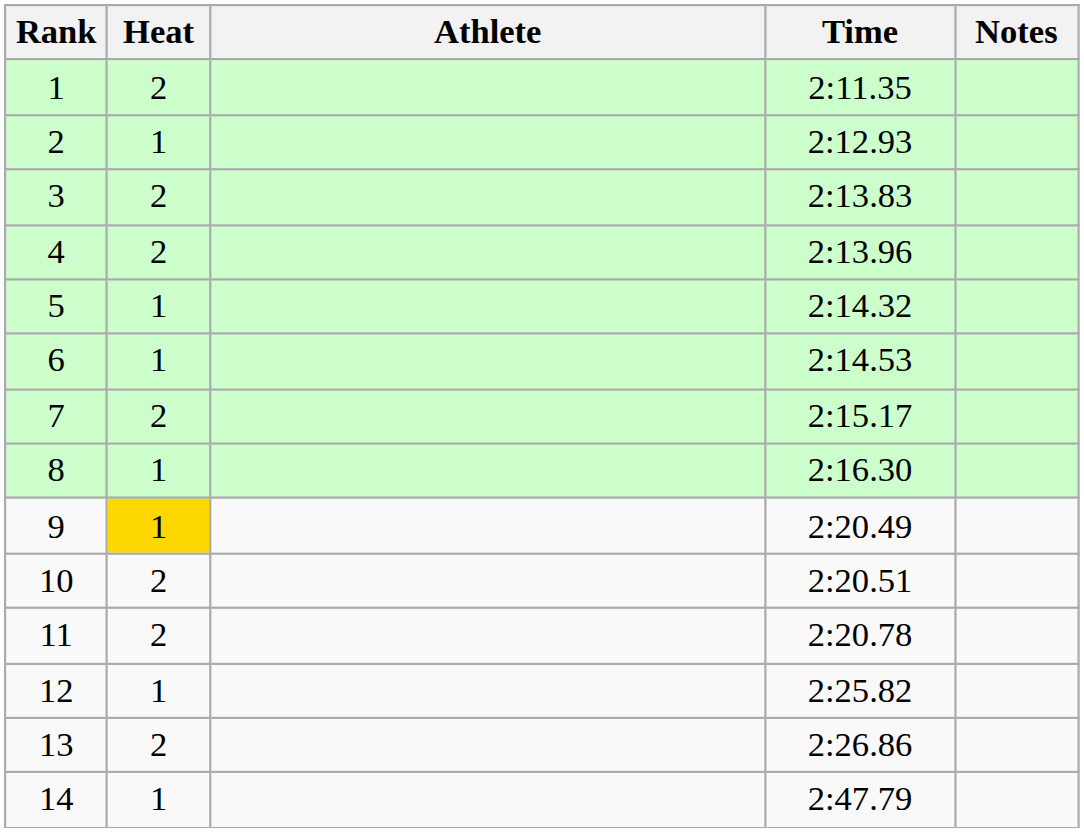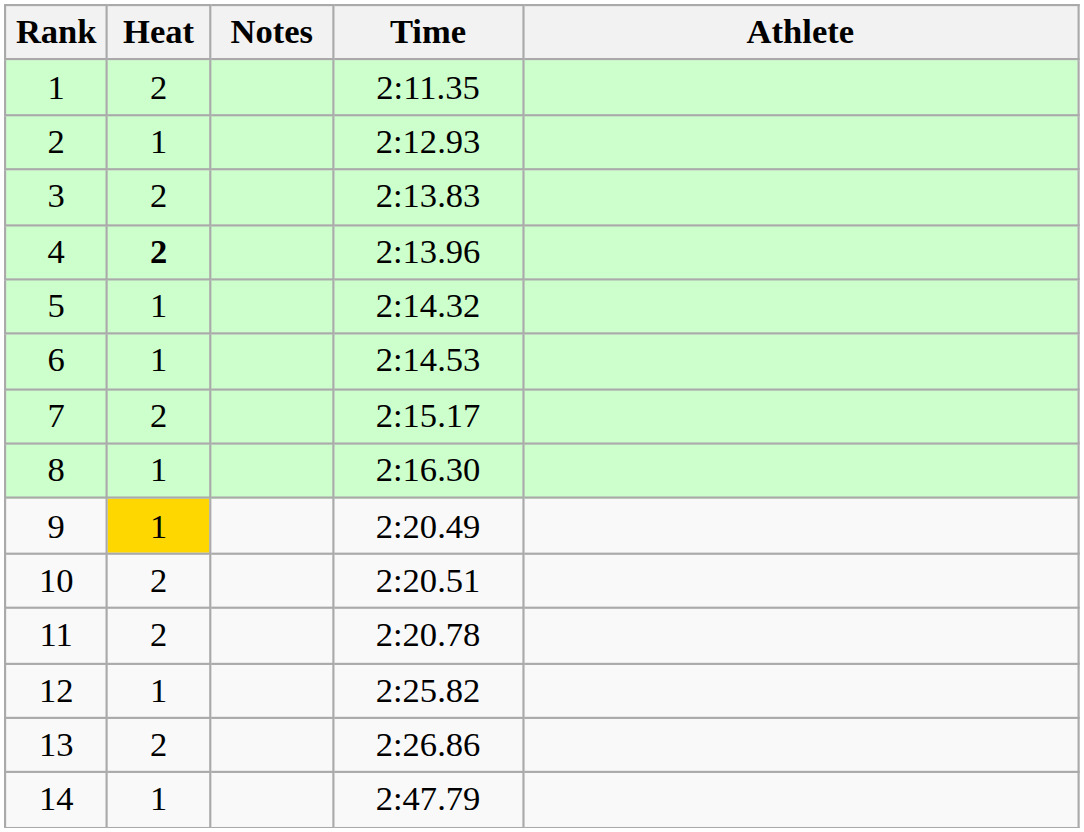columns swapped: (488, 31) <-> (1016, 31)
(159, 251) normal -> (159, 251) bold
